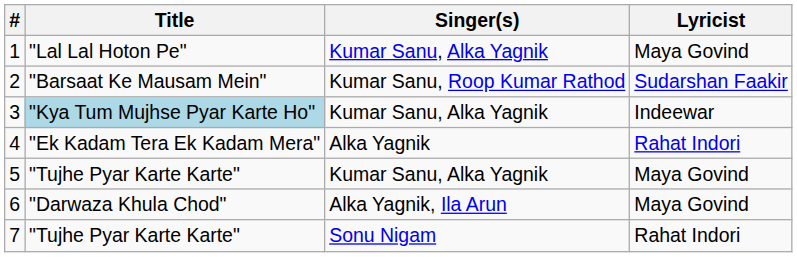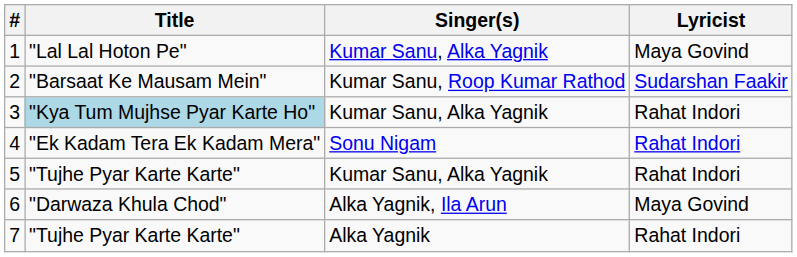(674, 113) Indeewar -> (687, 113) Rahat Indori
(380, 143) Alka Yagnik -> (383, 143) Sonu Nigam
(692, 174) Maya Govind -> (687, 174) Rahat Indori
(383, 236) Sonu Nigam -> (380, 236) Alka Yagnik
